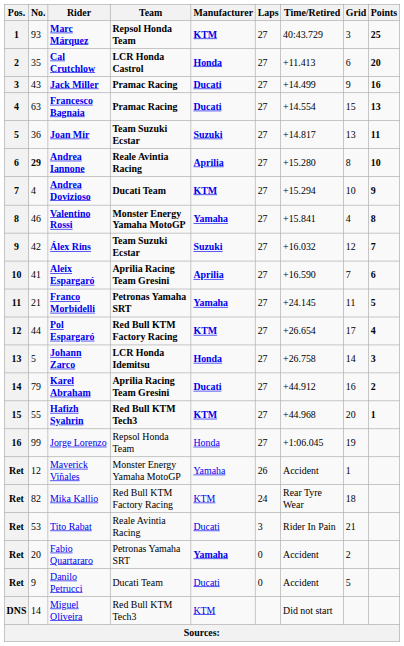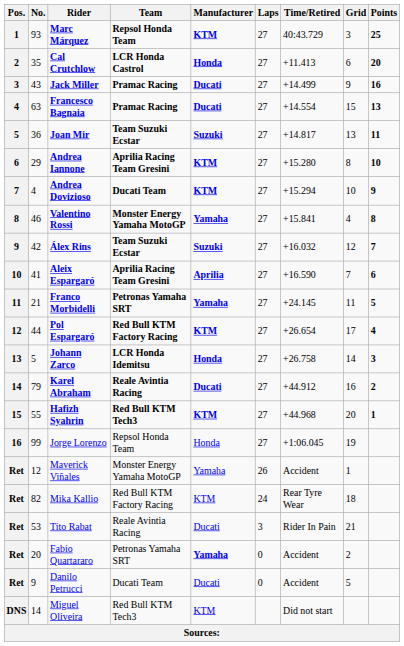(36, 163) bold -> (36, 163) normal
(140, 163) Reale Avintia Racing -> (144, 163) Aprilia Racing Team Gresini
(209, 163) Aprilia -> (205, 163) KTM
(144, 387) Aprilia Racing Team Gresini -> (140, 387) Reale Avintia Racing
